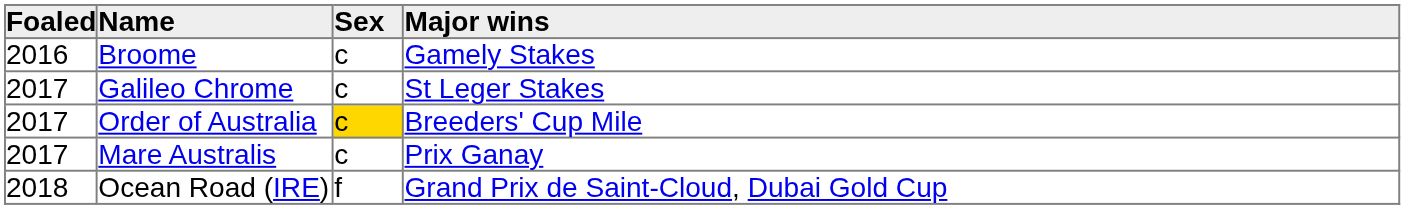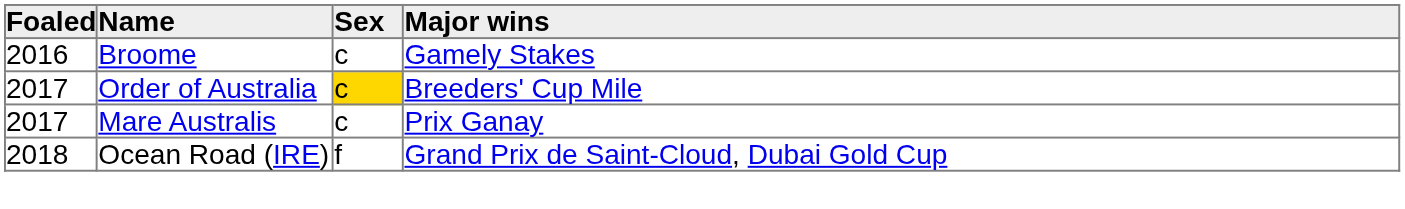- row: (196, 88)
